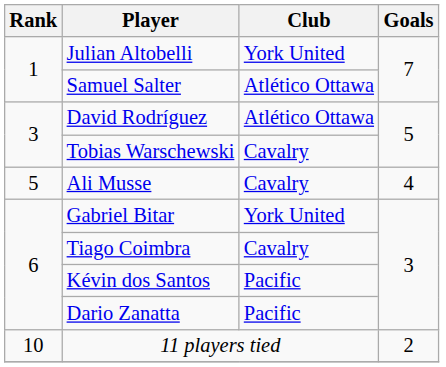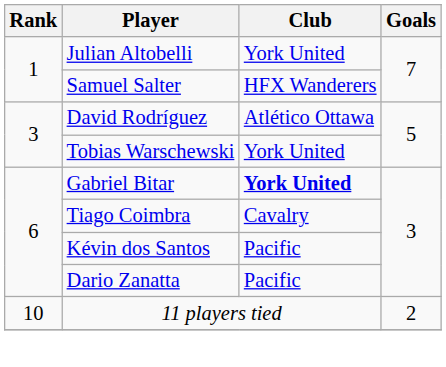(309, 85) Atlético Ottawa -> (310, 85) HFX Wanderers
(276, 150) Cavalry -> (294, 150) York United
- row: (109, 183)
(294, 215) normal -> (298, 183) bold
